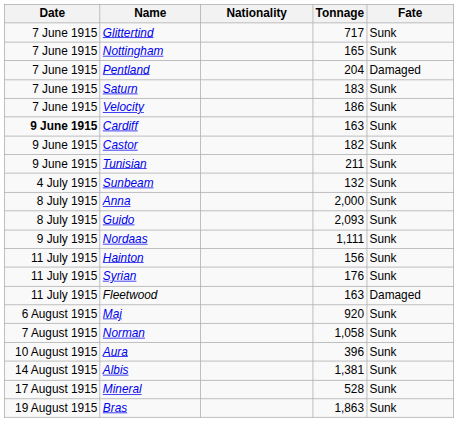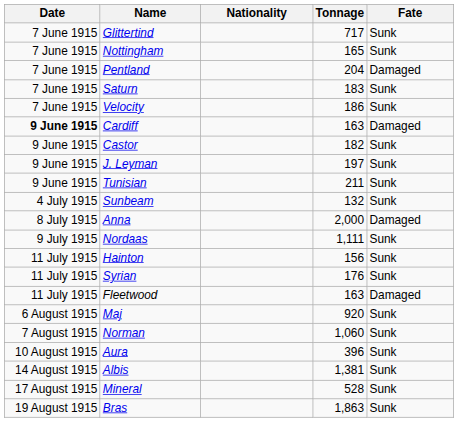(383, 126) Sunk -> (395, 126) Damaged
+ row: (130, 164)
(383, 201) Sunk -> (395, 220) Damaged
- row: (119, 220)
(349, 333) 1,058 -> (349, 333) 1,060
